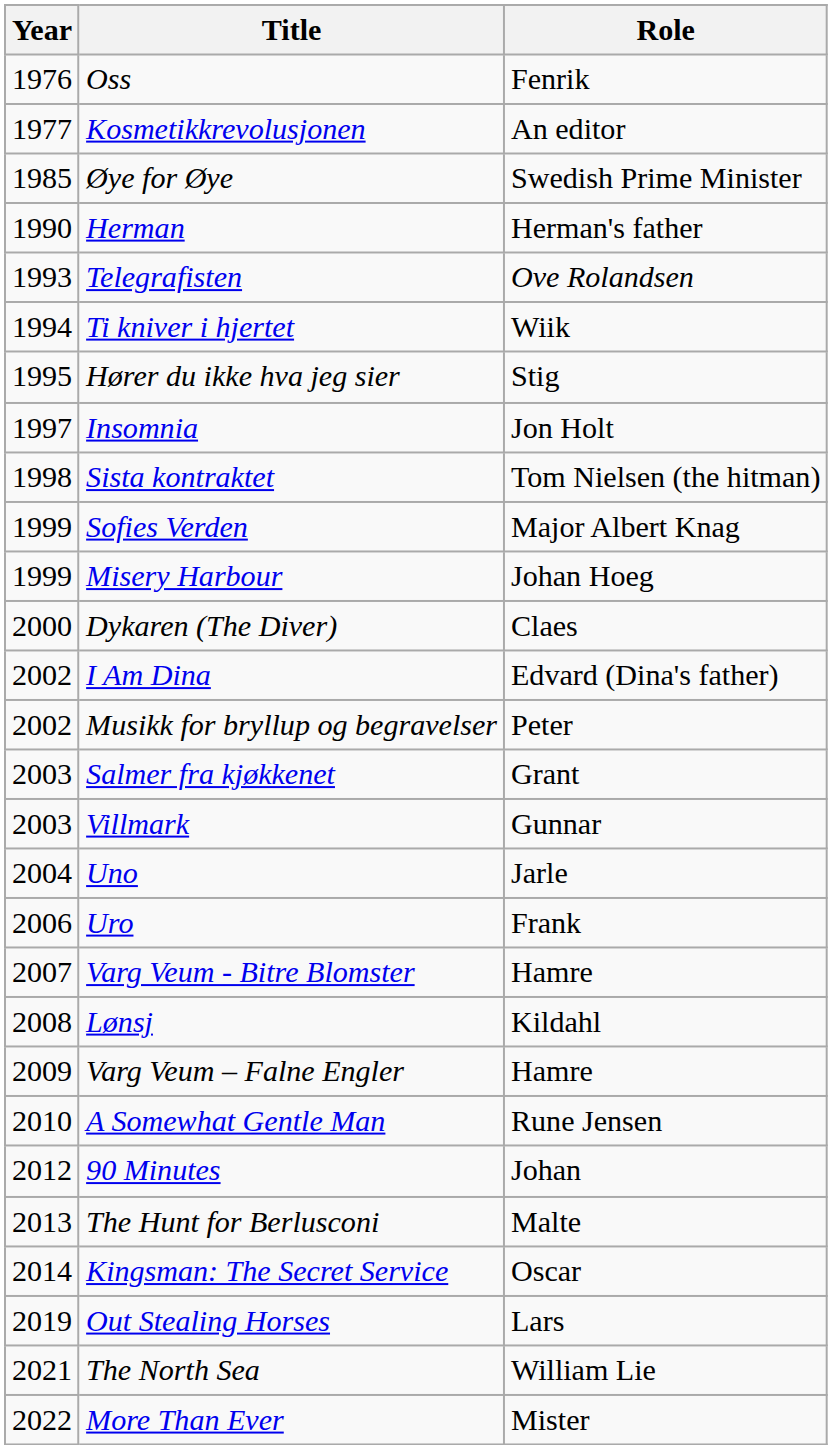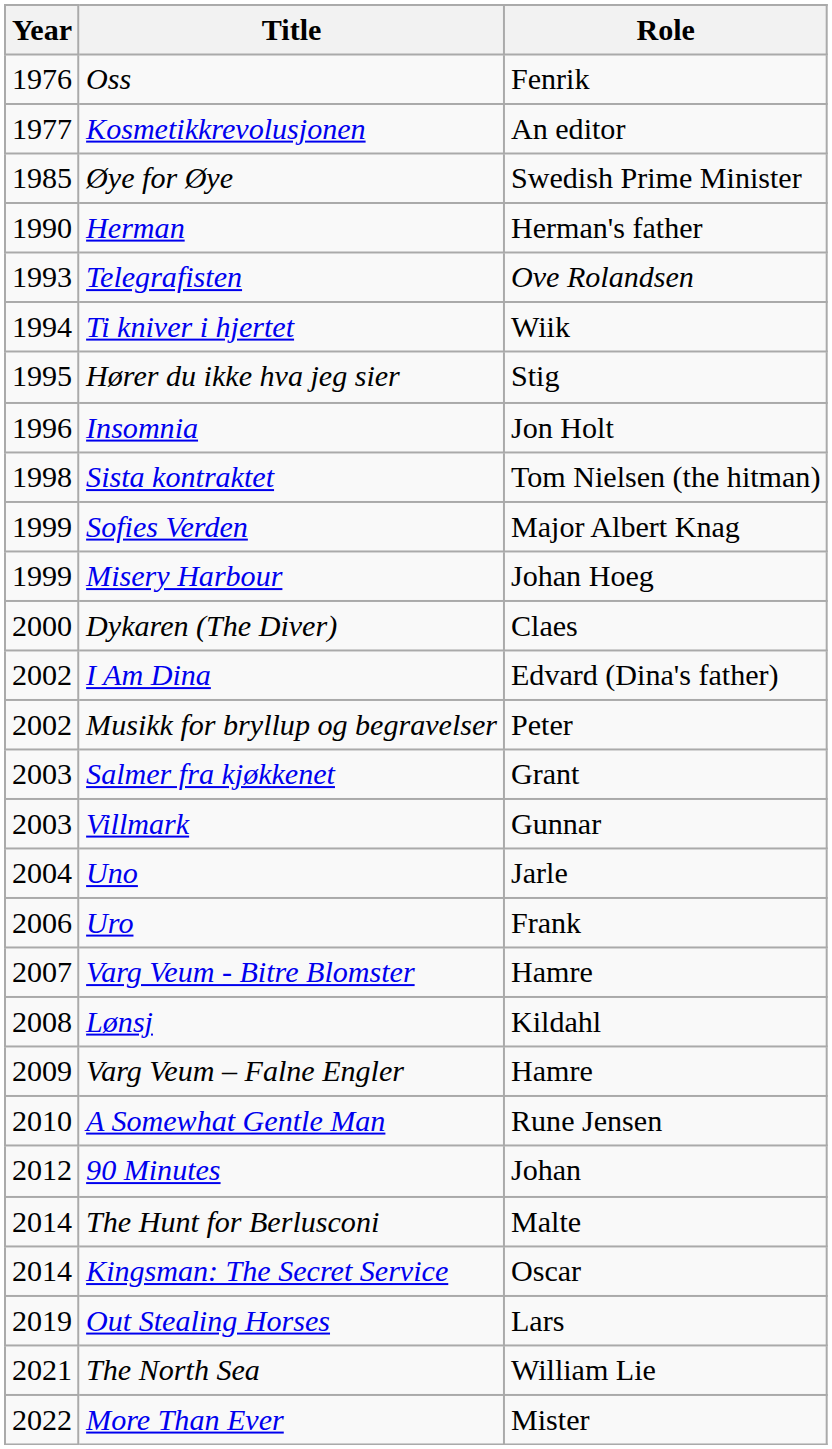(42, 426) 1997 -> (42, 426) 1996
(42, 1220) 2013 -> (42, 1220) 2014
